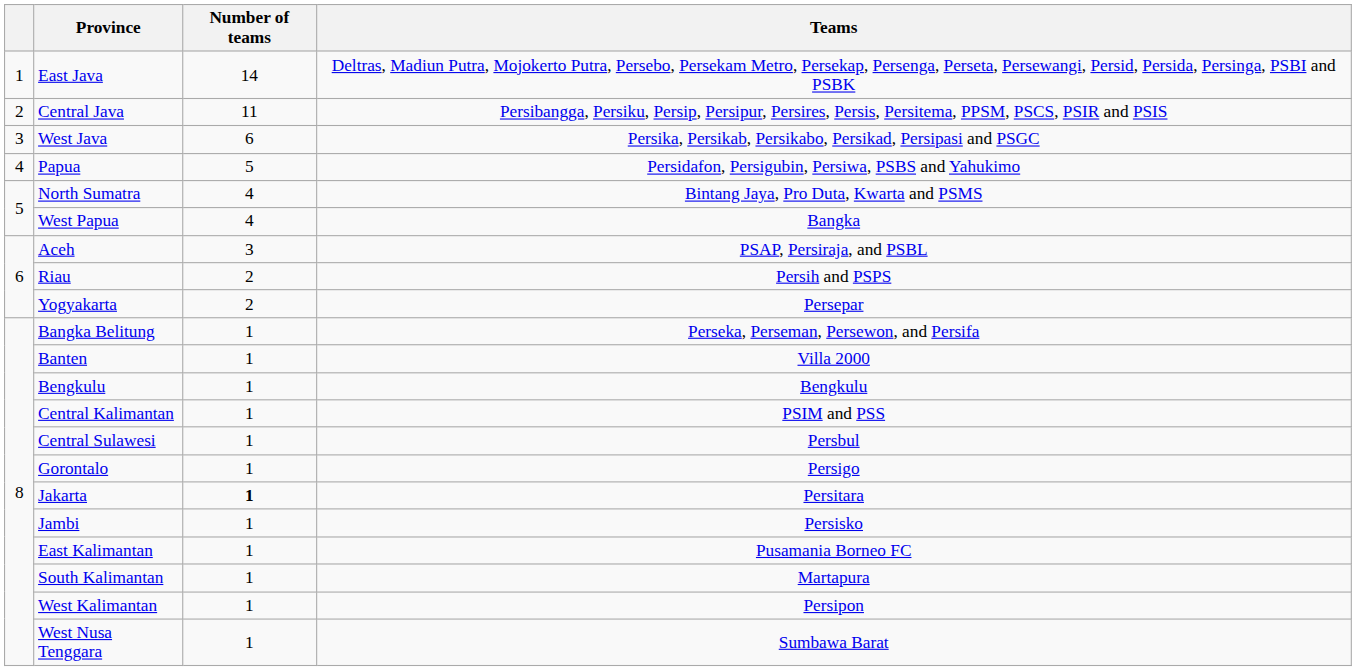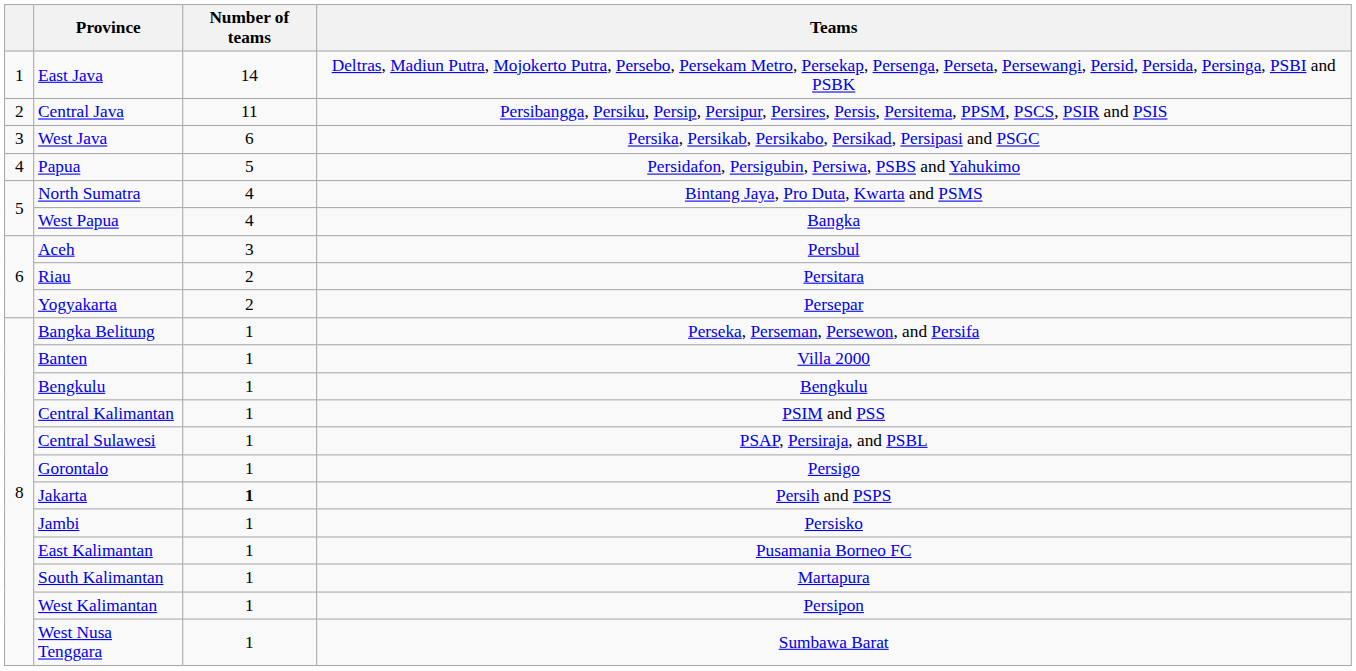(834, 248) PSAP, Persiraja, and PSBL -> (834, 248) Persbul
(834, 276) Persih and PSPS -> (834, 276) Persitara
(834, 440) Persbul -> (834, 440) PSAP, Persiraja, and PSBL
(834, 495) Persitara -> (834, 495) Persih and PSPS
